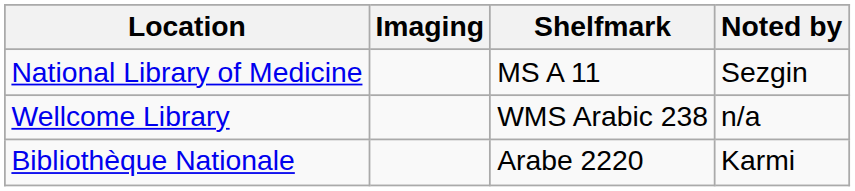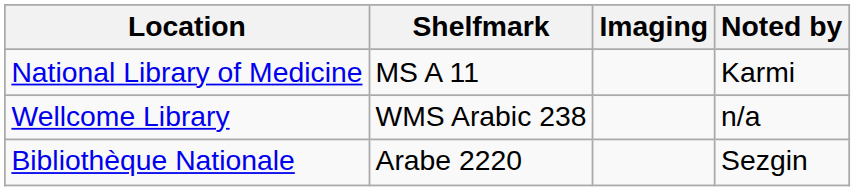columns swapped: (603, 26) <-> (430, 26)
(764, 71) Sezgin -> (758, 71) Karmi
(758, 161) Karmi -> (764, 161) Sezgin
